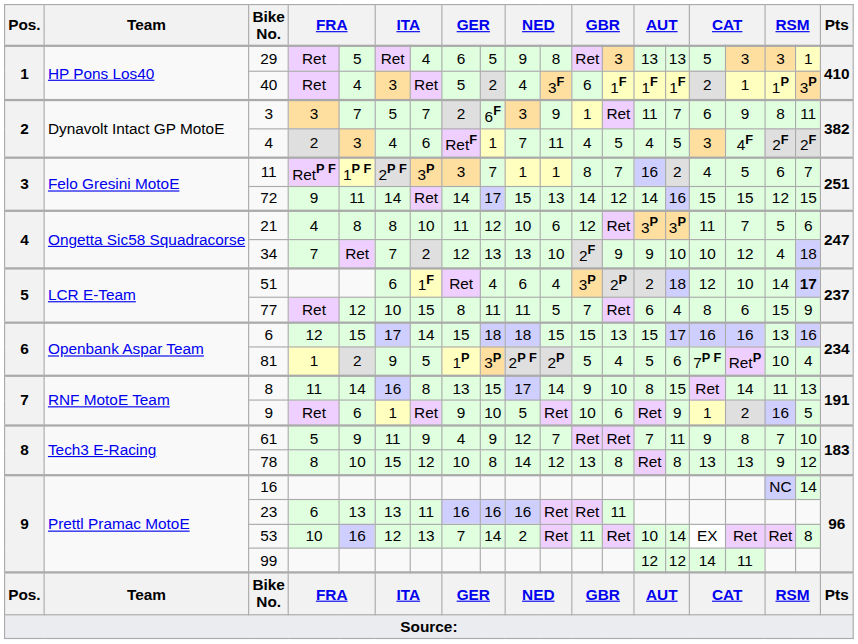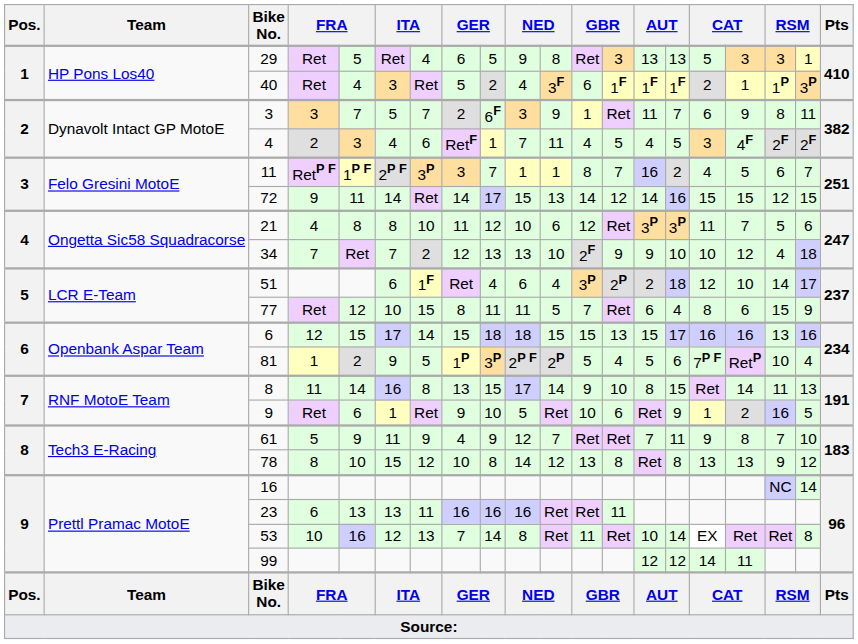(808, 283) bold -> (808, 283) normal
(523, 536) 2 -> (523, 536) 8
